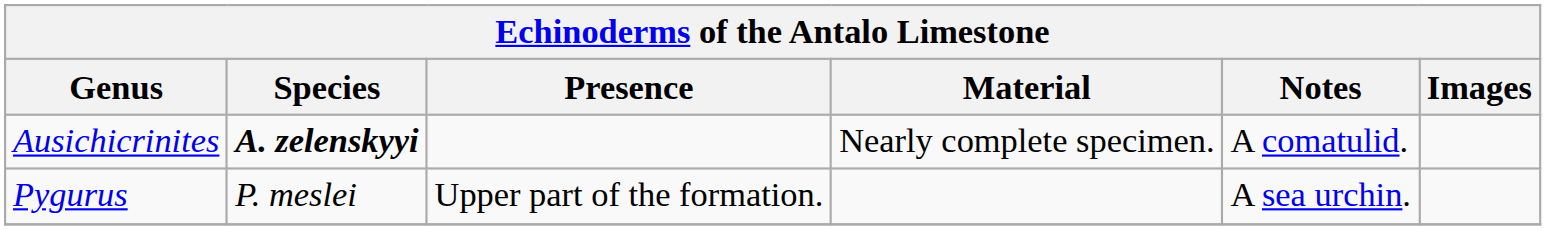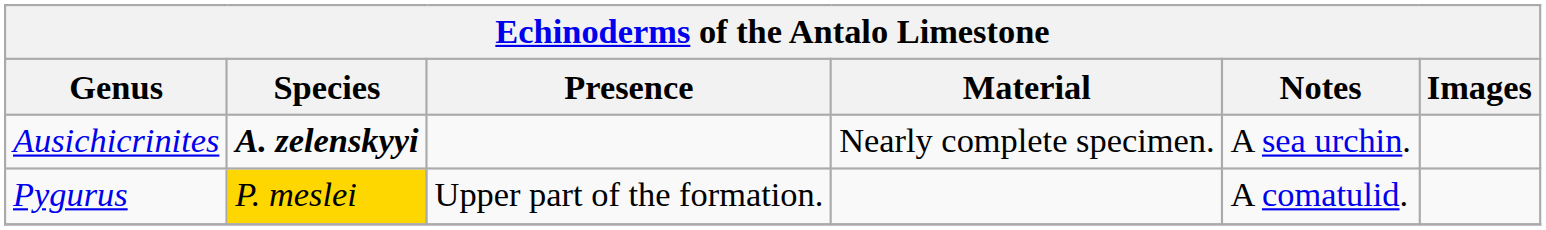(1319, 140) A comatulid. -> (1321, 140) A sea urchin.
(296, 195) no background -> (296, 195) gold background
(1321, 195) A sea urchin. -> (1319, 195) A comatulid.
